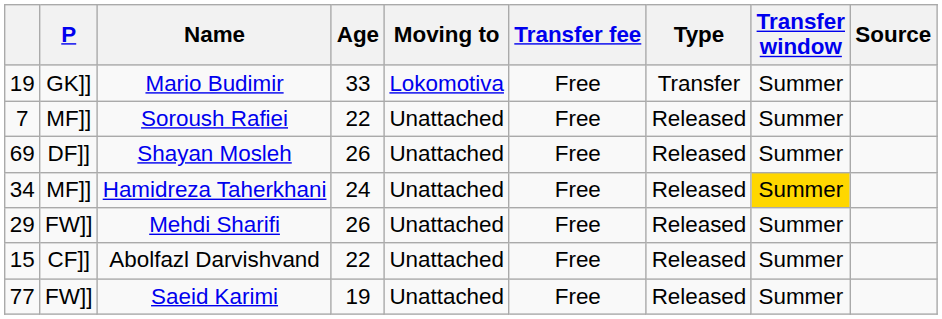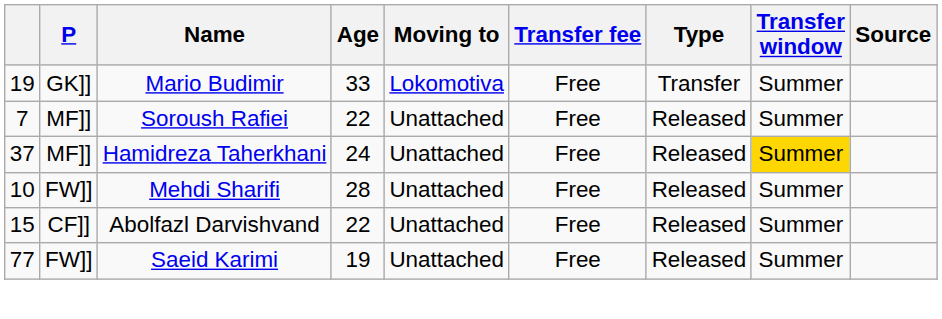- row: (215, 154)
(22, 189) 34 -> (22, 154) 37
(22, 225) 29 -> (22, 189) 10
(358, 225) 26 -> (358, 189) 28
